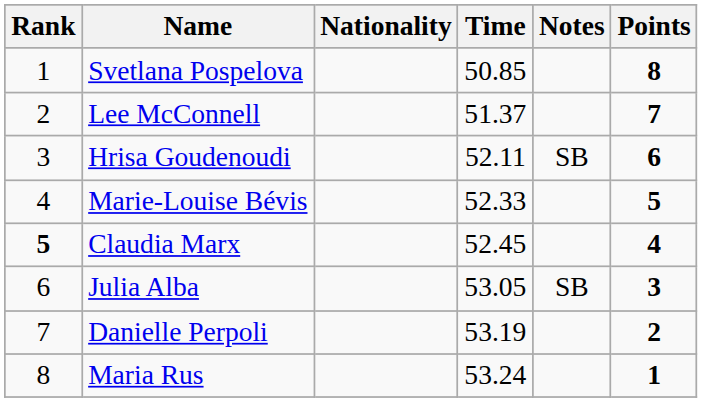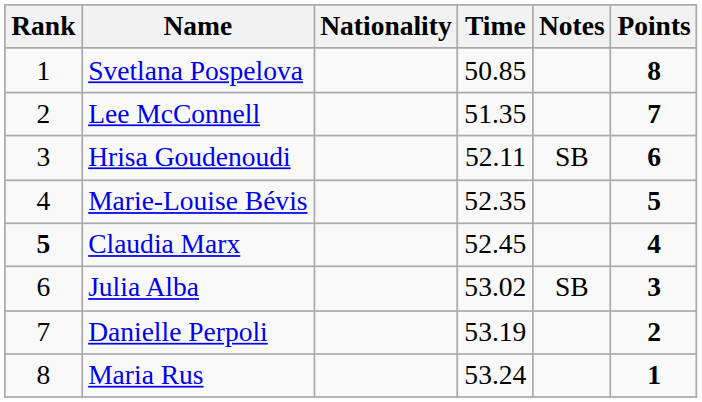(495, 113) 51.37 -> (495, 113) 51.35
(495, 200) 52.33 -> (495, 200) 52.35
(495, 288) 53.05 -> (495, 288) 53.02
